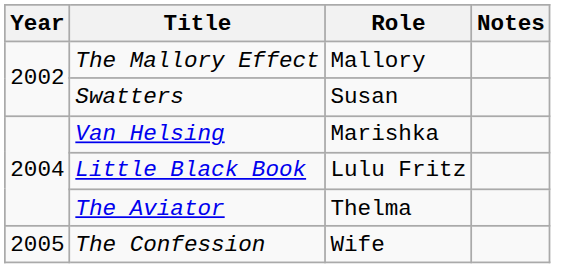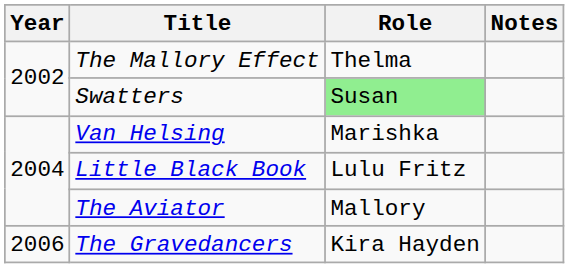(378, 60) Mallory -> (371, 60) Thelma
(364, 97) no background -> (364, 97) lightgreen background
(371, 208) Thelma -> (378, 208) Mallory
- row: (170, 245)
+ row: (184, 245)
